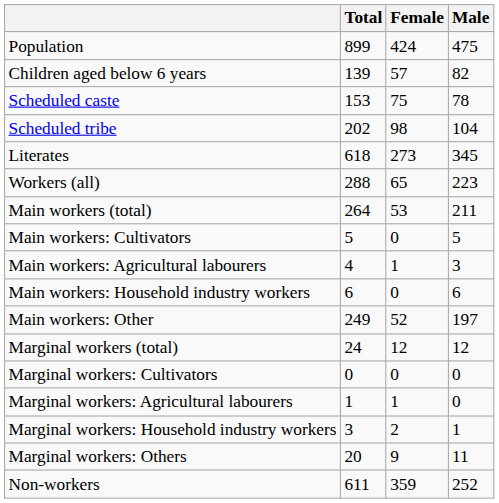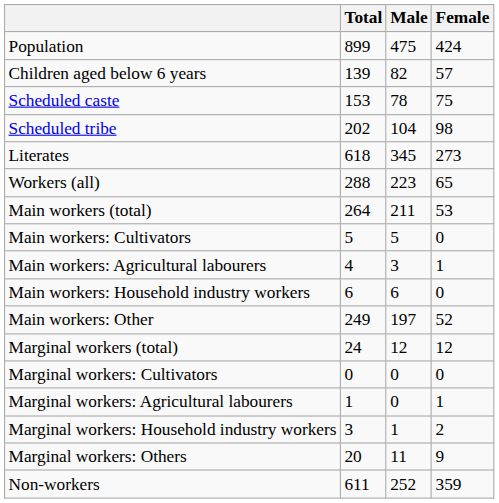columns swapped: (471, 18) <-> (417, 18)
